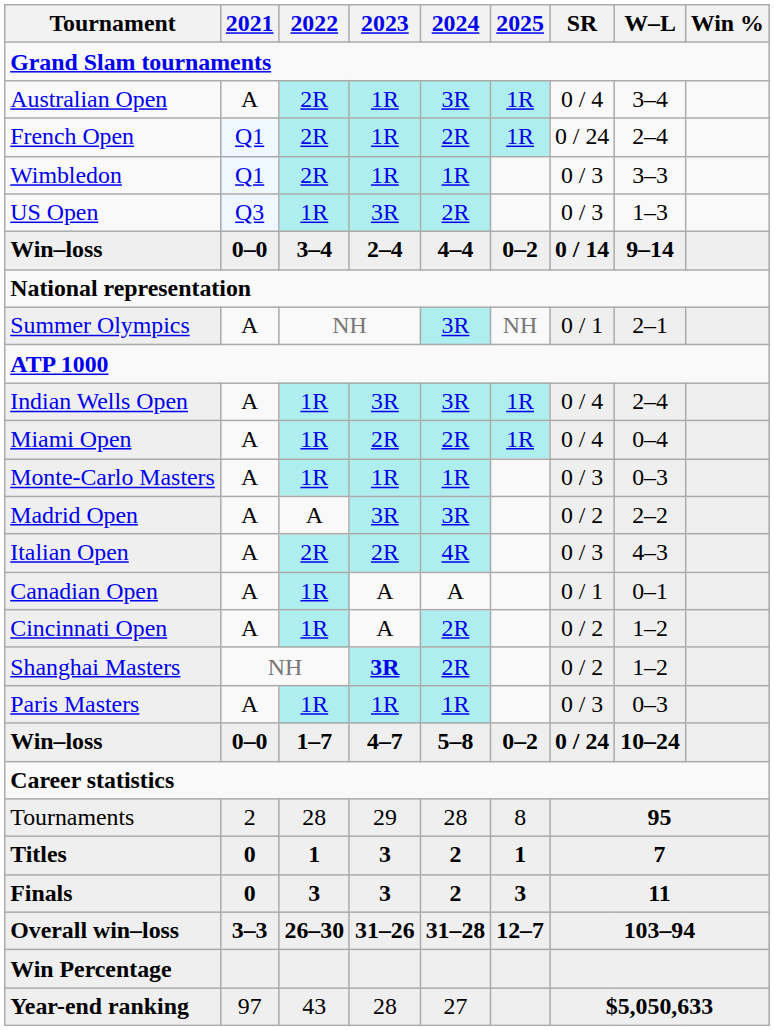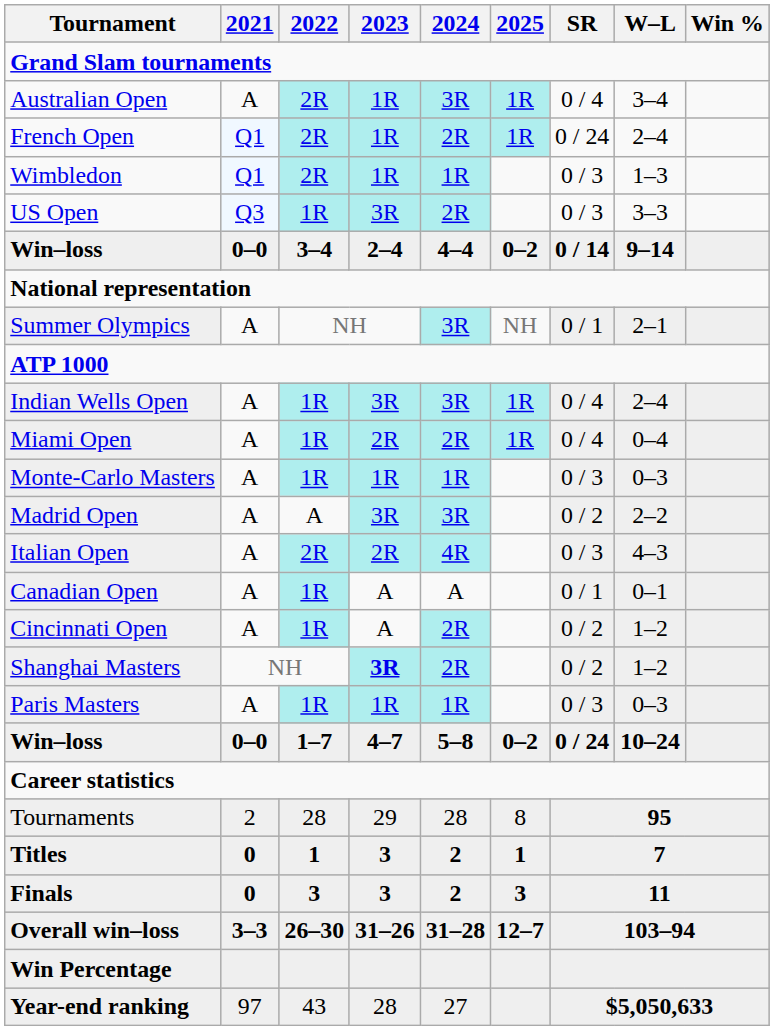(650, 174) 3–3 -> (650, 174) 1–3
(650, 212) 1–3 -> (650, 212) 3–3
